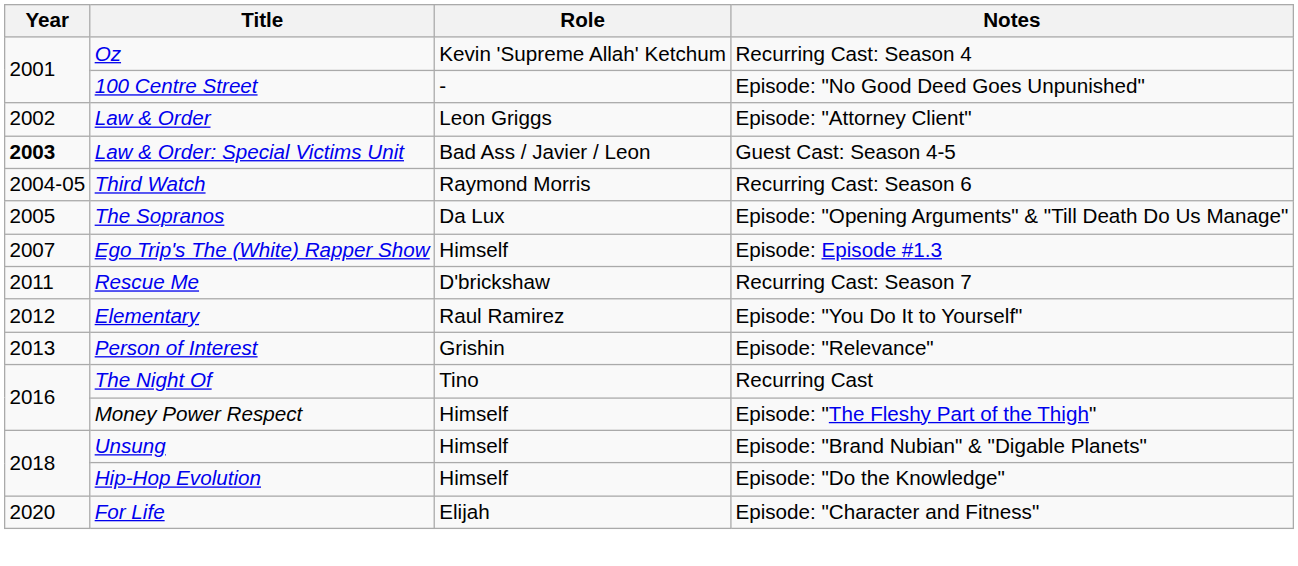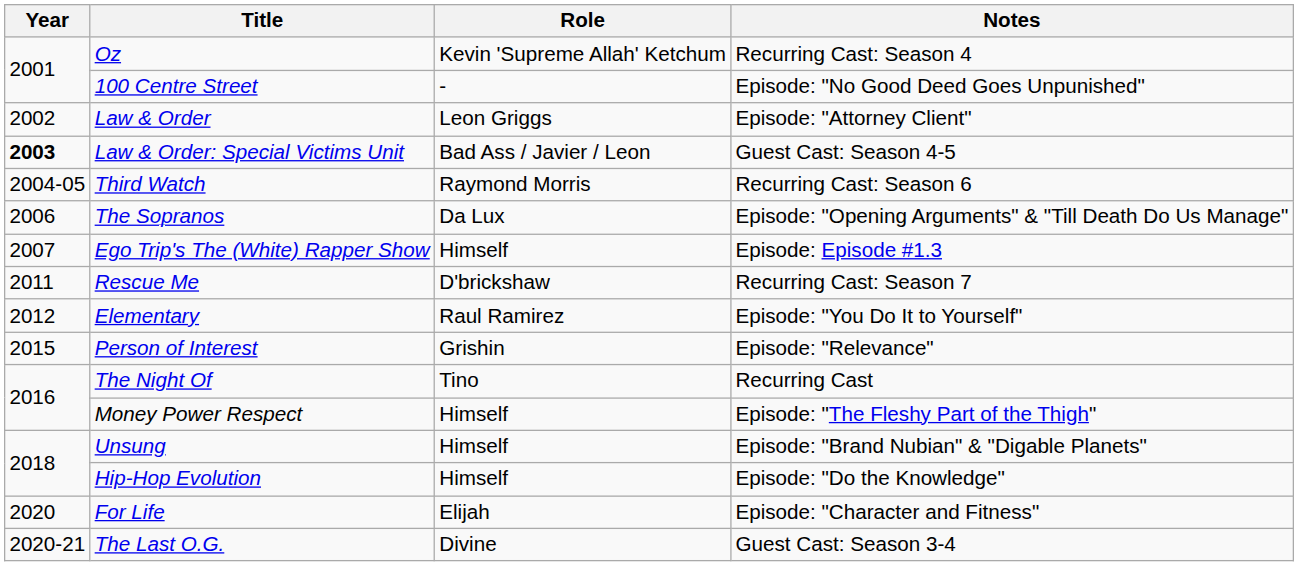(32, 217) 2005 -> (32, 217) 2006
(32, 348) 2013 -> (32, 348) 2015
+ row: (159, 544)
